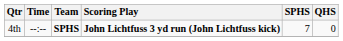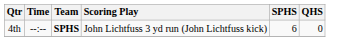(182, 28) bold -> (175, 28) normal
(307, 28) 7 -> (294, 28) 6
